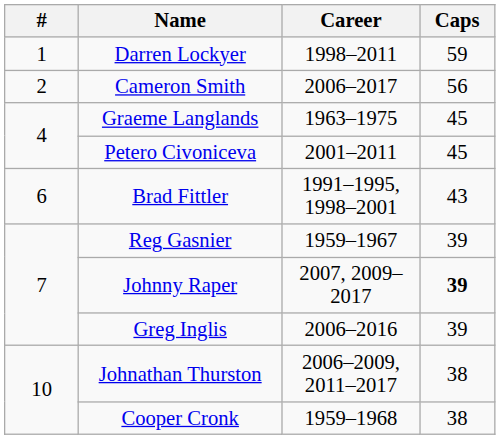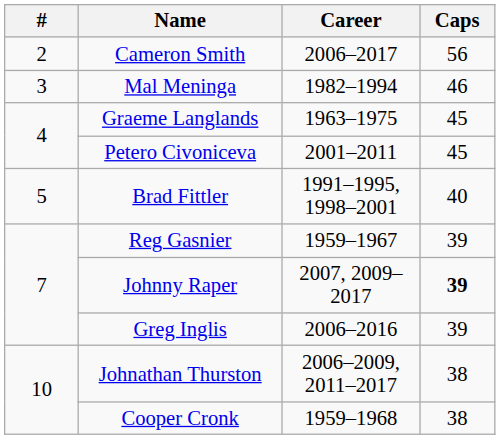- row: (180, 53)
+ row: (180, 86)
(42, 196) 6 -> (42, 196) 5
(457, 196) 43 -> (457, 196) 40
